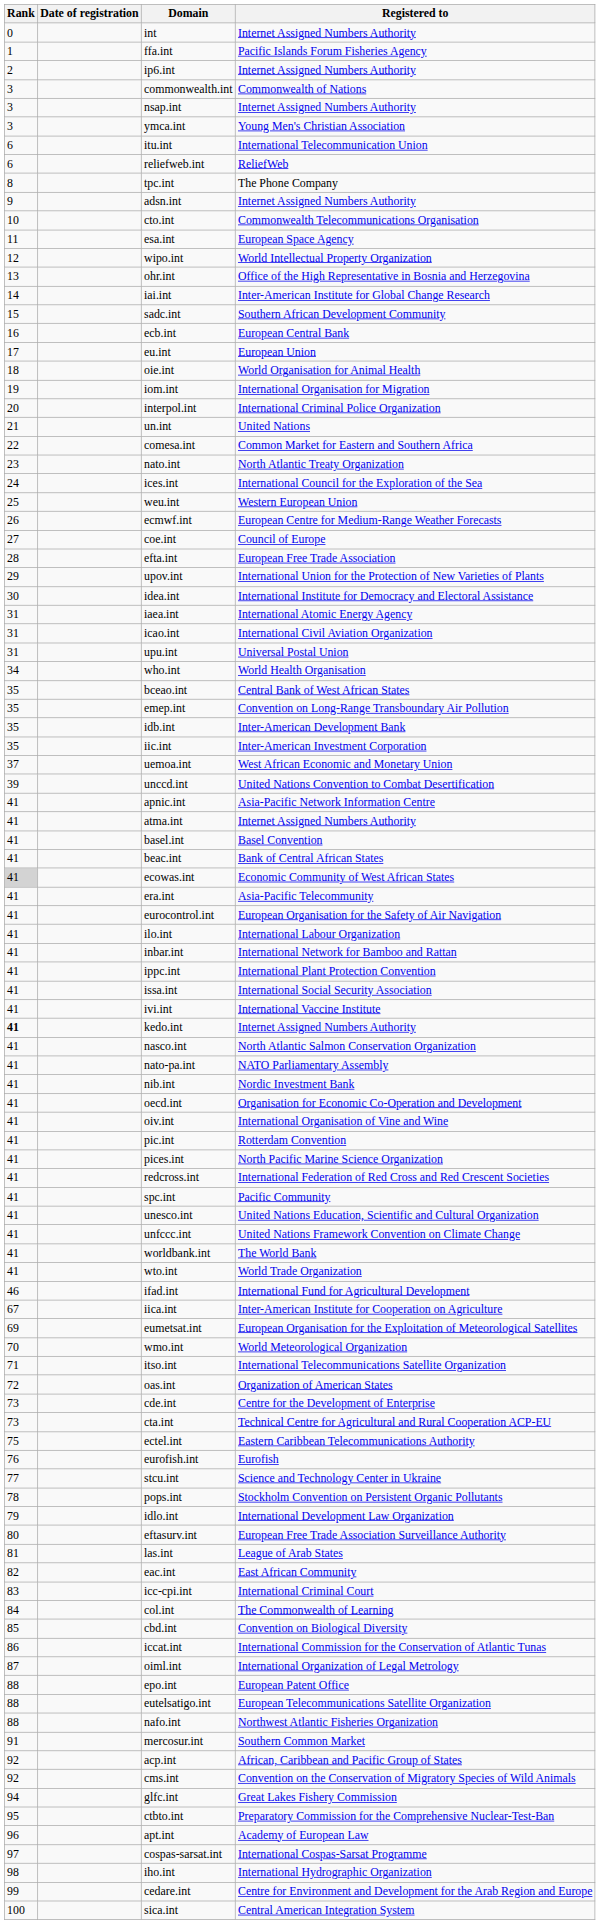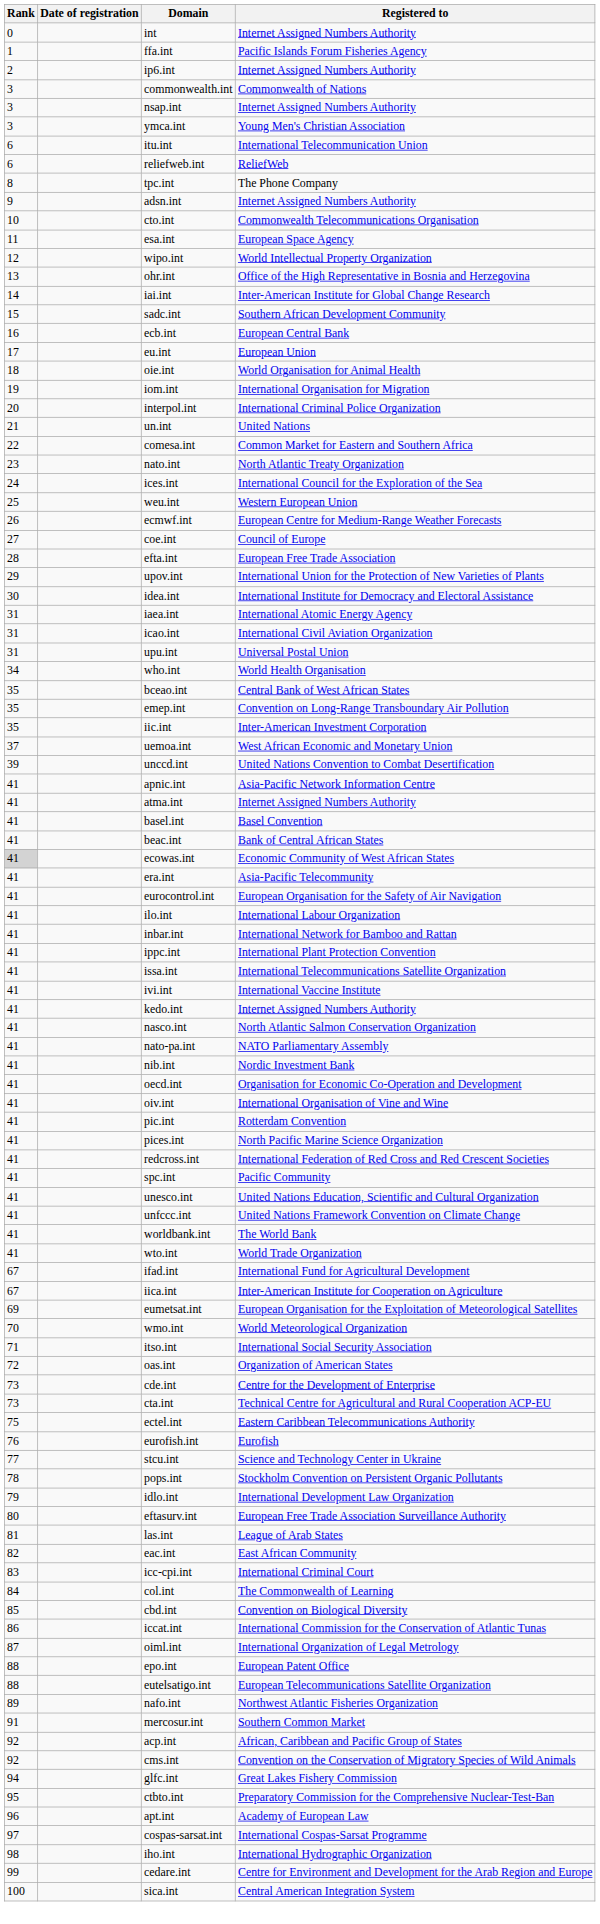- row: (159, 727)
(335, 990) International Social Security Association -> (372, 971) International Telecommunications Satellite Organization
(13, 1027) bold -> (13, 1009) normal
(13, 1290) 46 -> (13, 1271) 67
(372, 1365) International Telecommunications Satellite Organization -> (335, 1347) International Social Security Association
(13, 1722) 88 -> (13, 1703) 89
